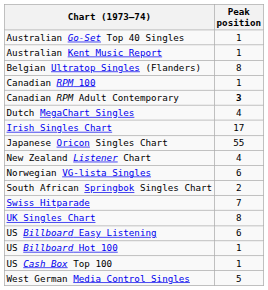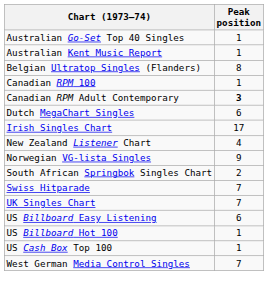(239, 113) 4 -> (239, 113) 6
- row: (87, 143)
(239, 173) 6 -> (239, 158) 9
(239, 218) 8 -> (239, 203) 7
(239, 278) 5 -> (239, 263) 7
